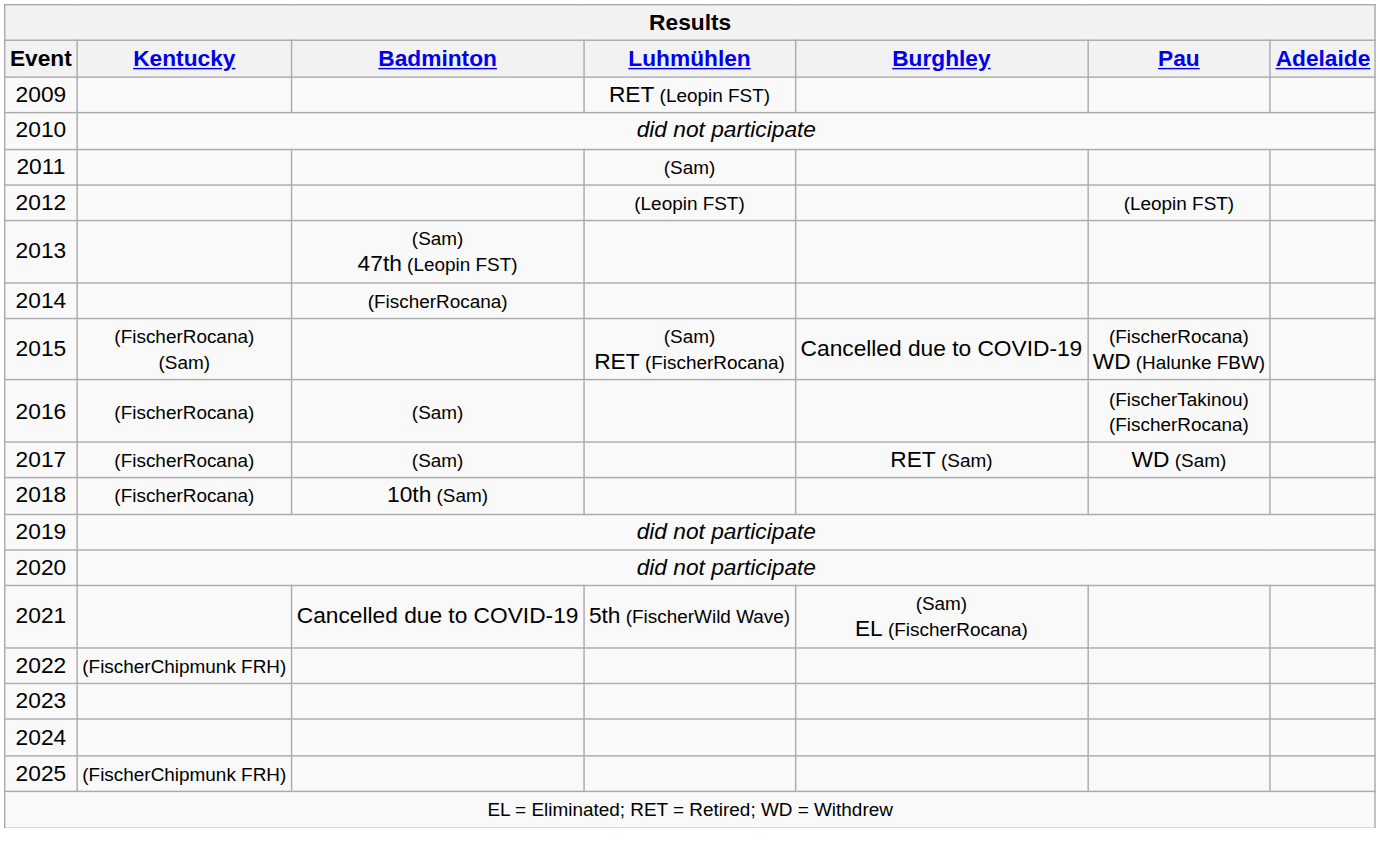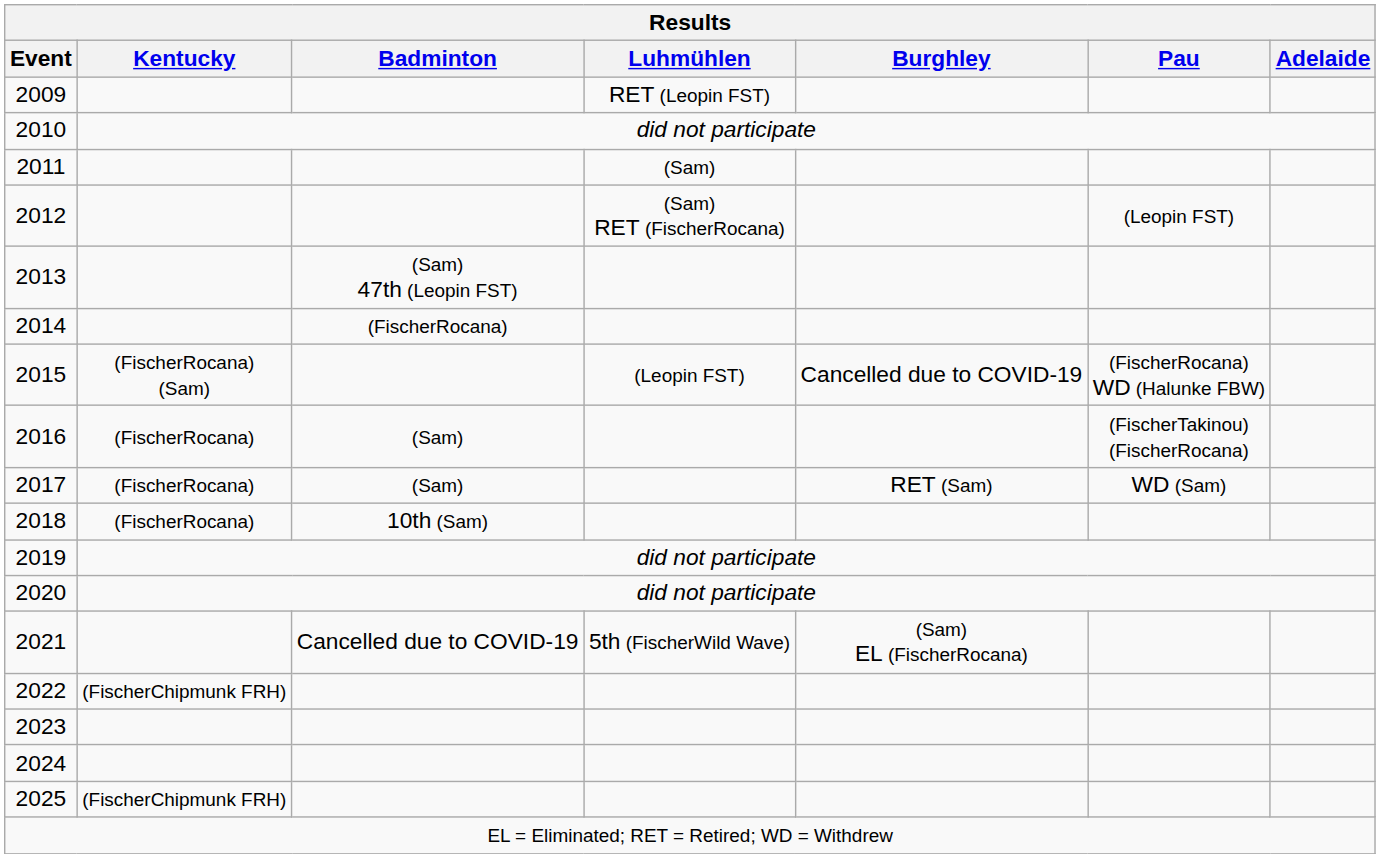(690, 204) (Leopin FST) -> (690, 216) (Sam) RET (FischerRocana)
(690, 350) (Sam) RET (FischerRocana) -> (690, 376) (Leopin FST)
